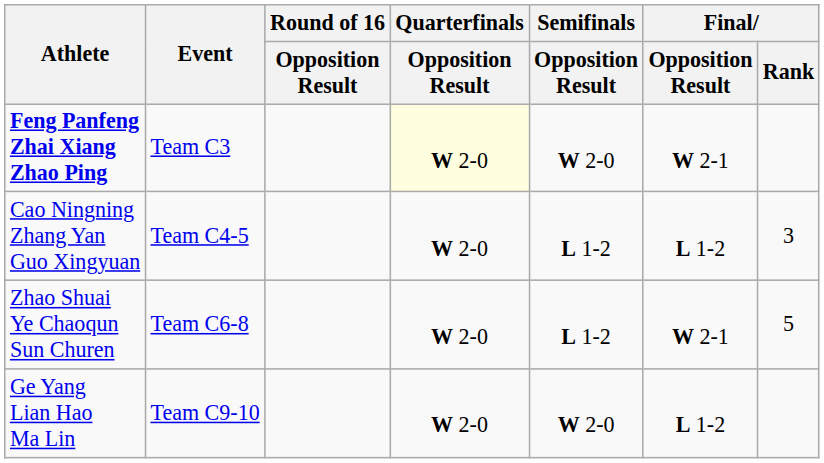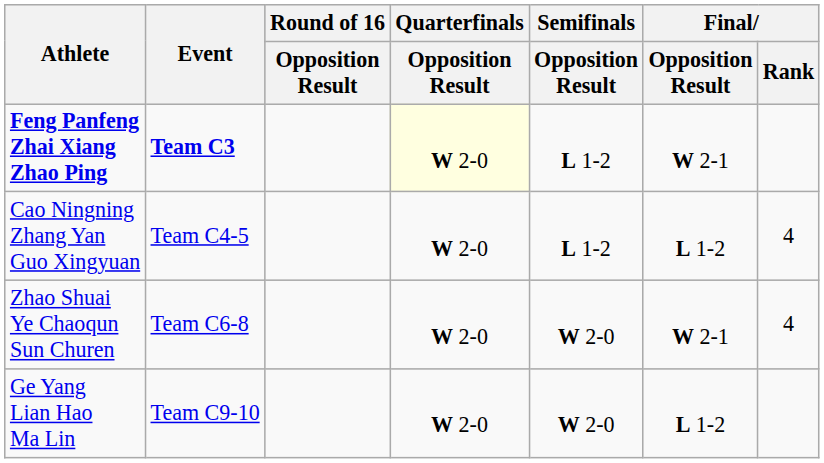(190, 147) normal -> (193, 147) bold
(586, 160) W 2-0 -> (586, 160) L 1-2
(788, 236) 3 -> (788, 236) 4
(586, 337) L 1-2 -> (586, 337) W 2-0
(788, 324) 5 -> (788, 324) 4
